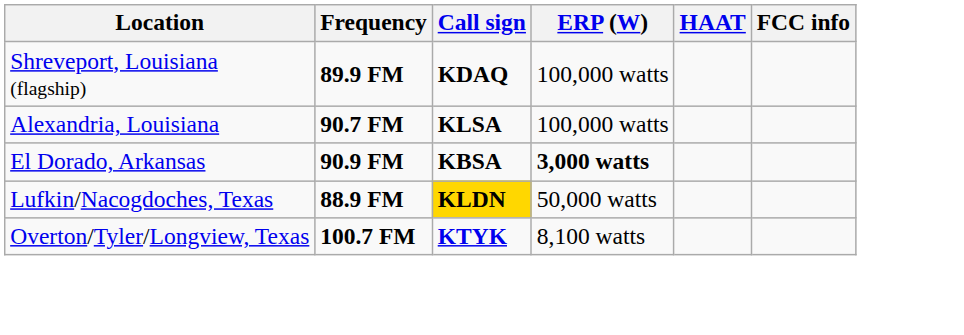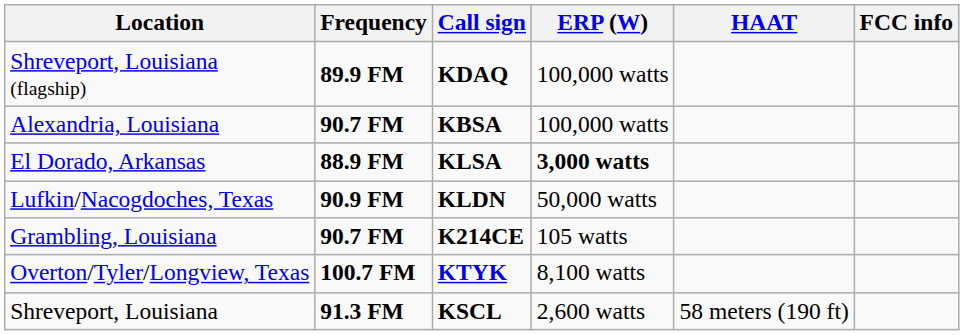(470, 124) KLSA -> (470, 124) KBSA
(362, 161) 90.9 FM -> (362, 161) 88.9 FM
(470, 161) KBSA -> (470, 161) KLSA
(362, 198) 88.9 FM -> (362, 198) 90.9 FM
(472, 198) gold background -> (472, 198) no background
+ row: (113, 236)
+ row: (114, 310)
